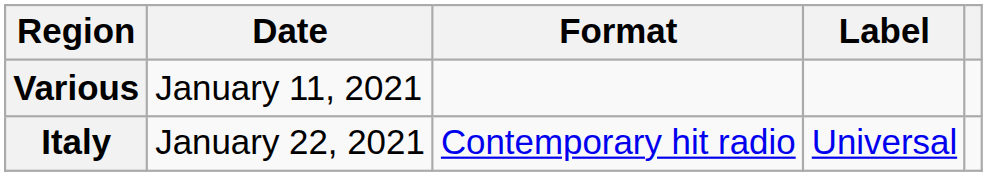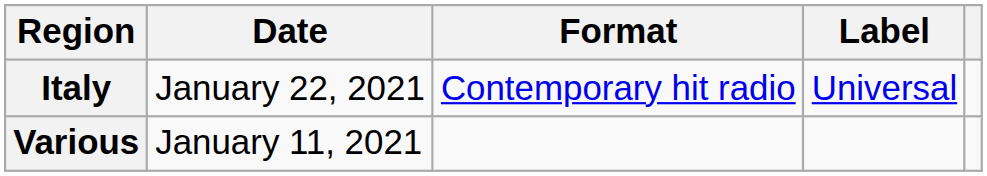rows swapped: (76, 87) <-> (76, 142)
